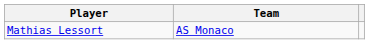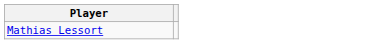- column: (266, 13)
